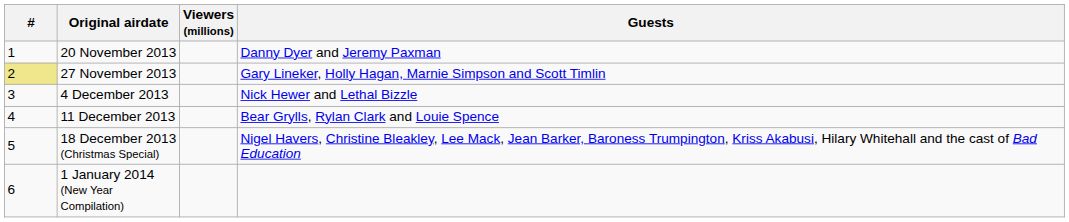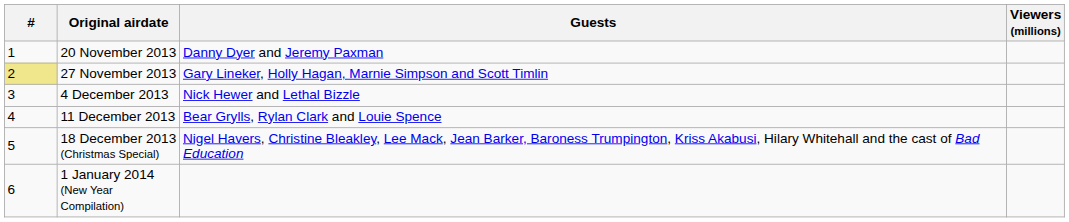columns swapped: (651, 22) <-> (209, 22)
